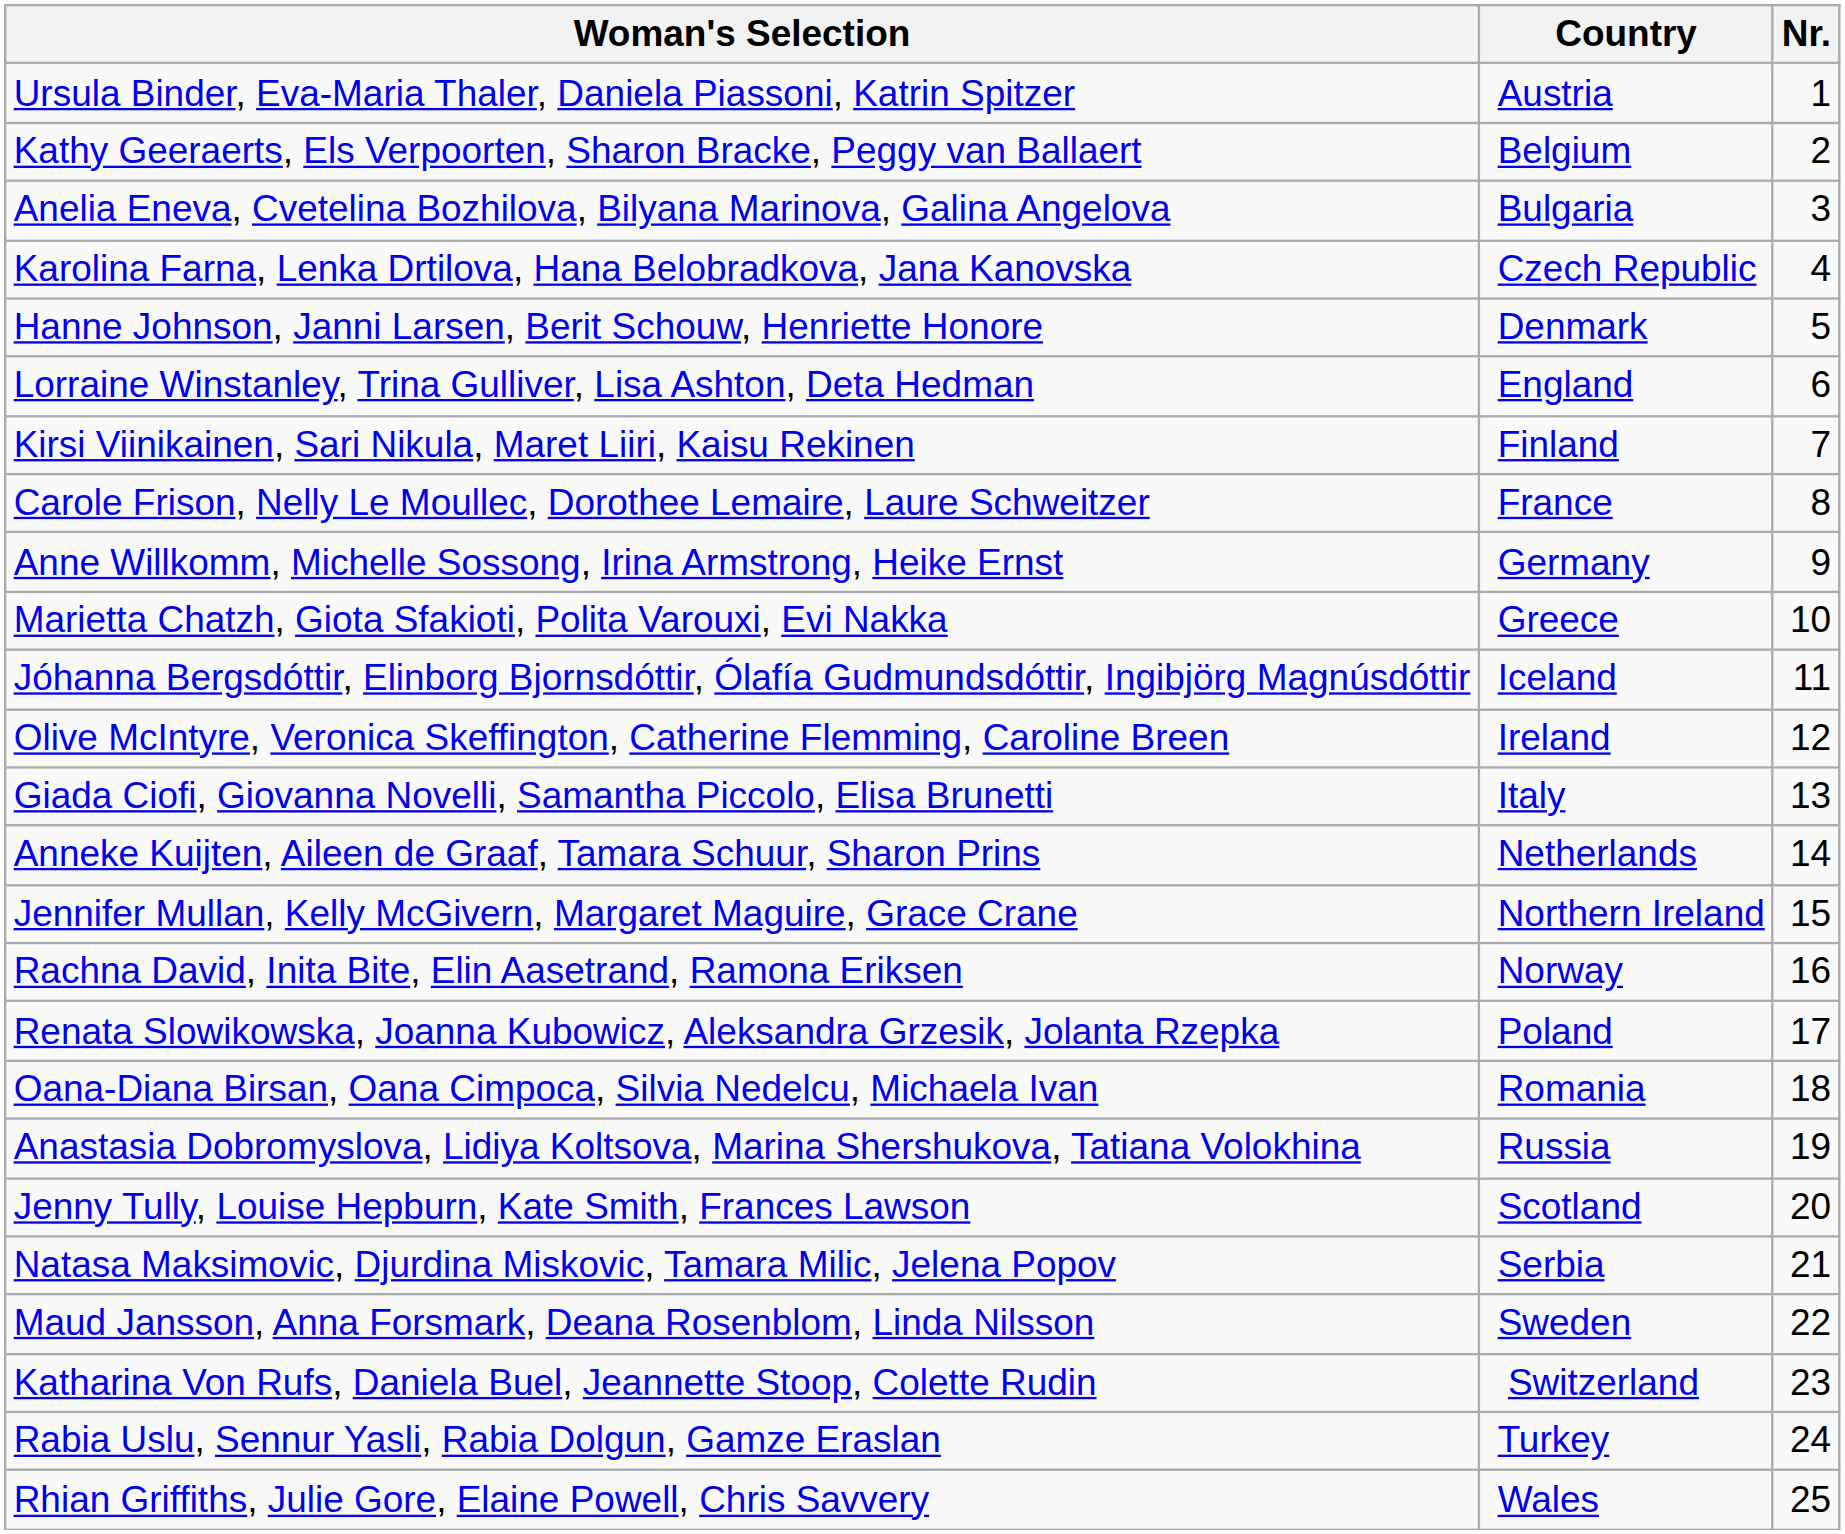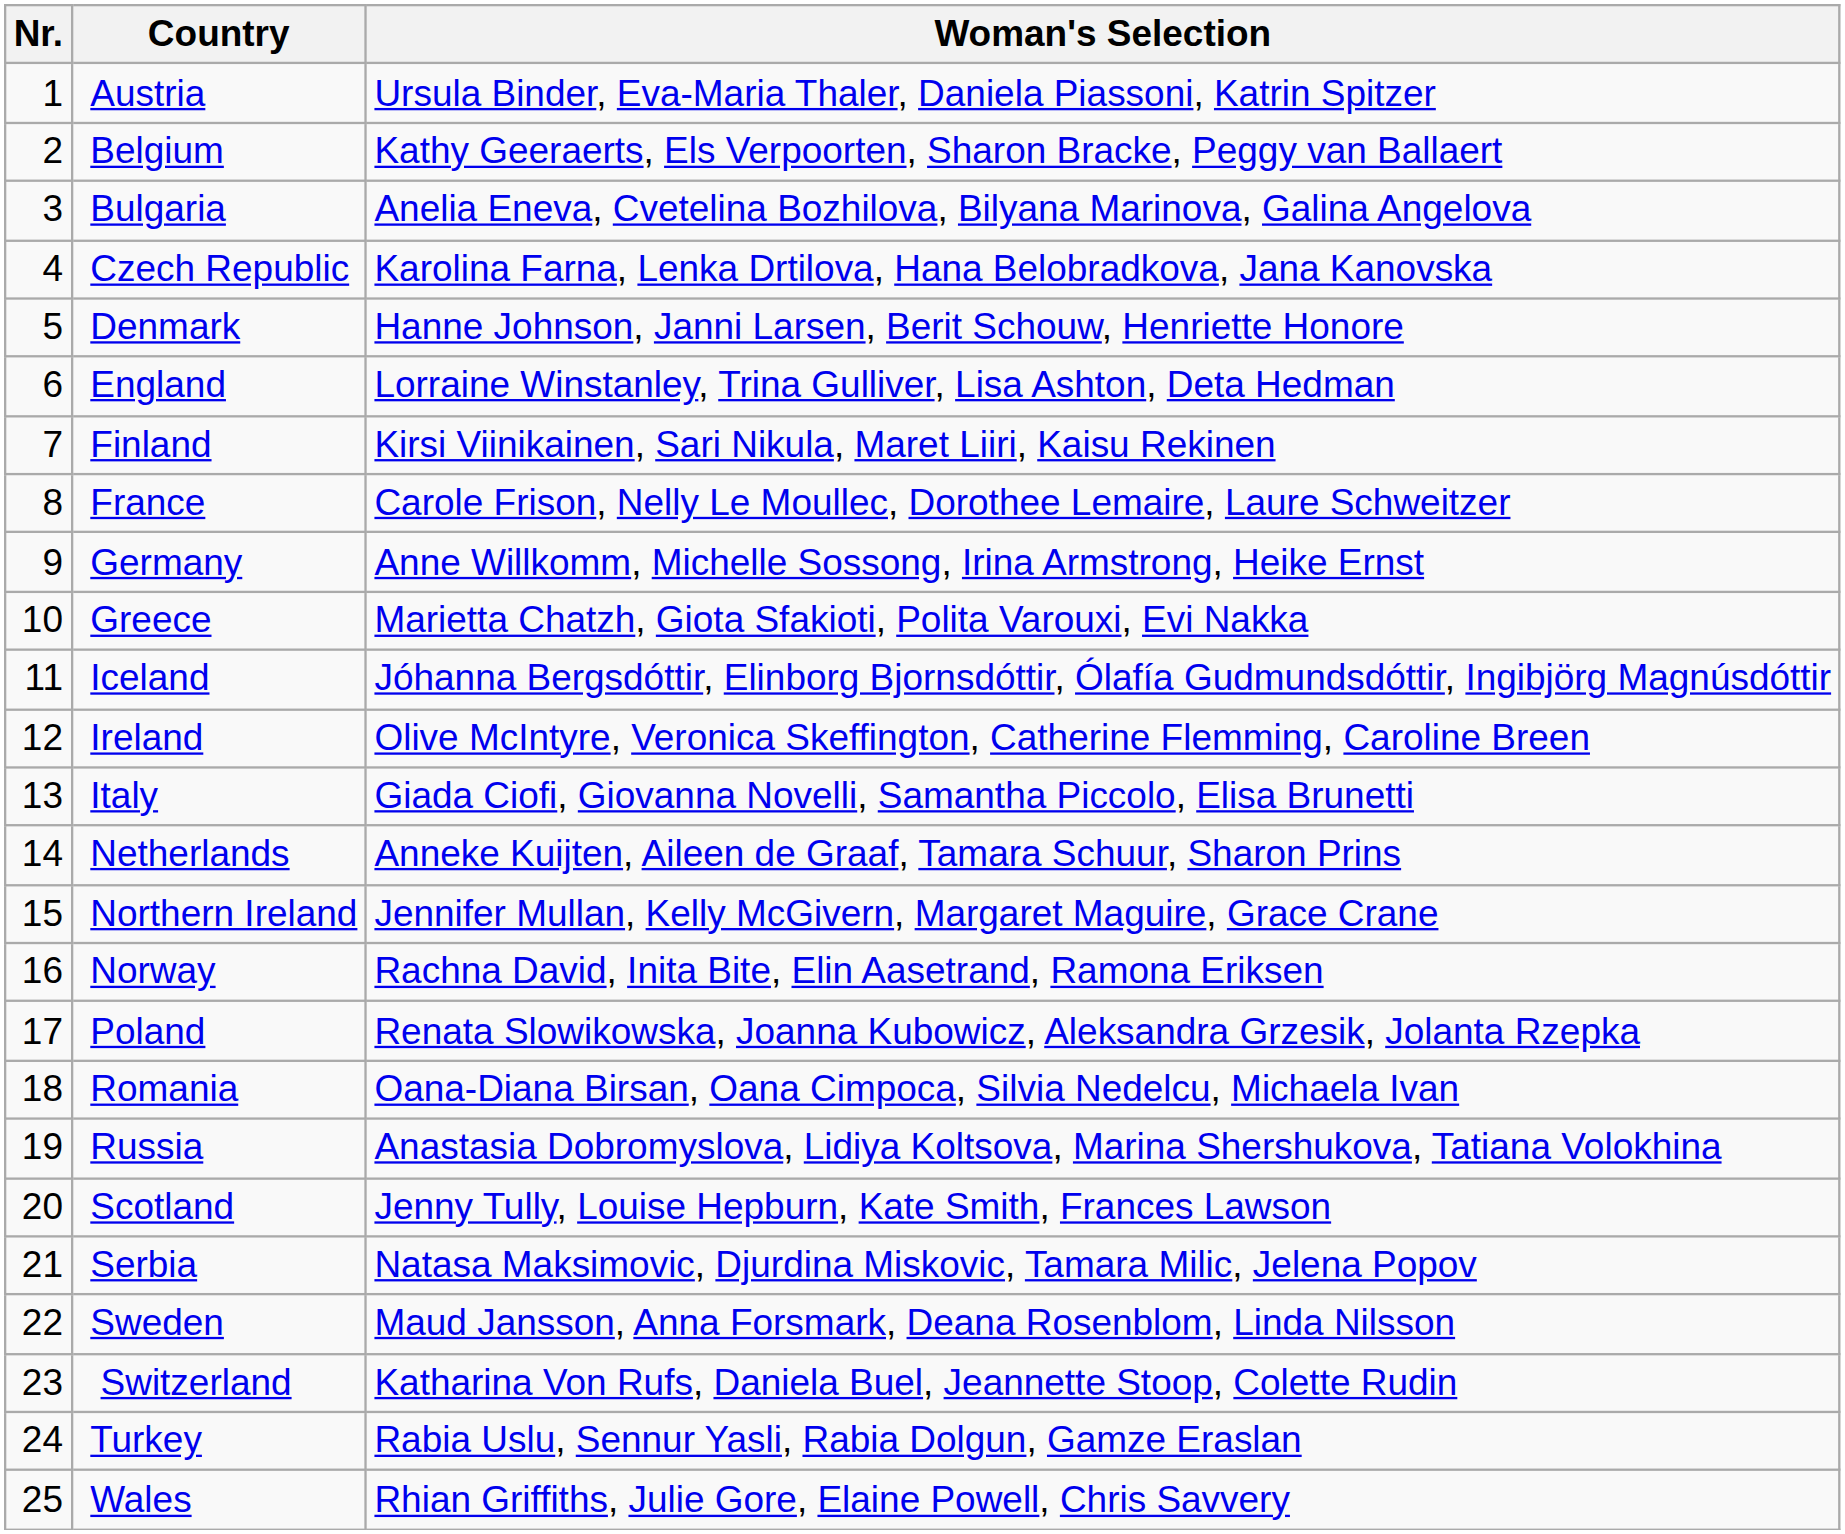columns swapped: (1806, 33) <-> (742, 33)
